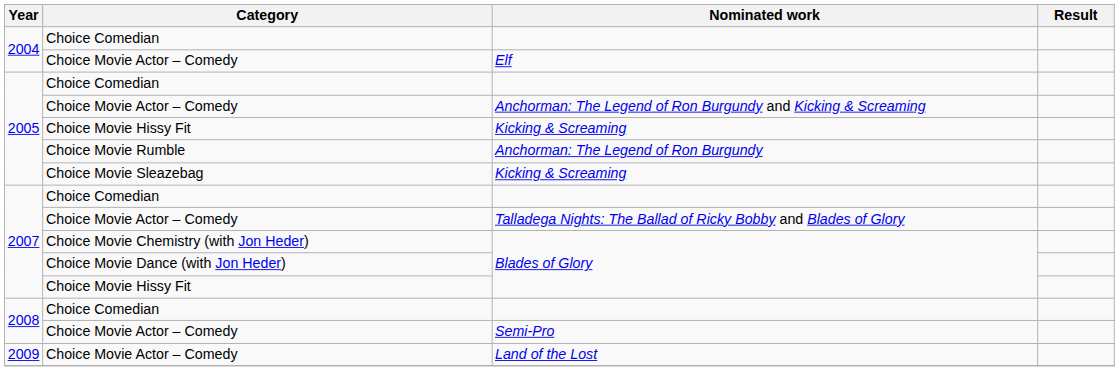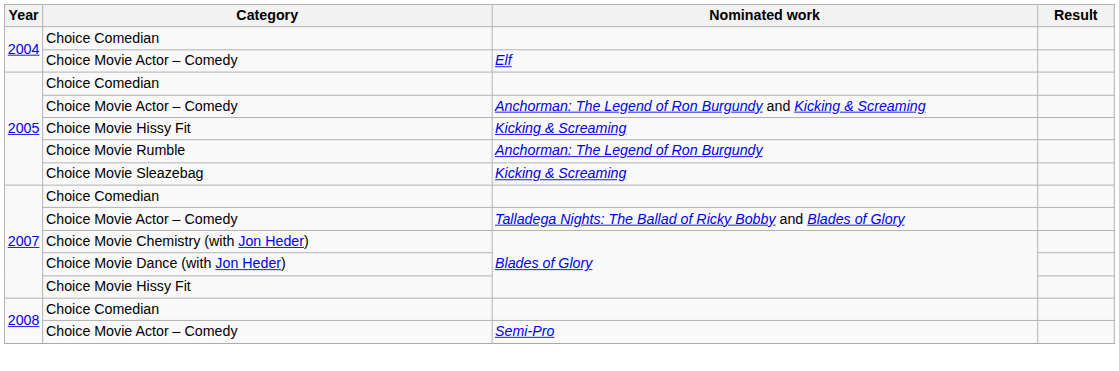- row: (142, 354)
